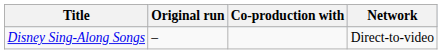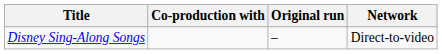columns swapped: (188, 15) <-> (288, 15)
